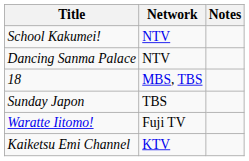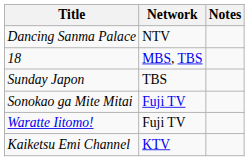- row: (54, 36)
+ row: (70, 101)
